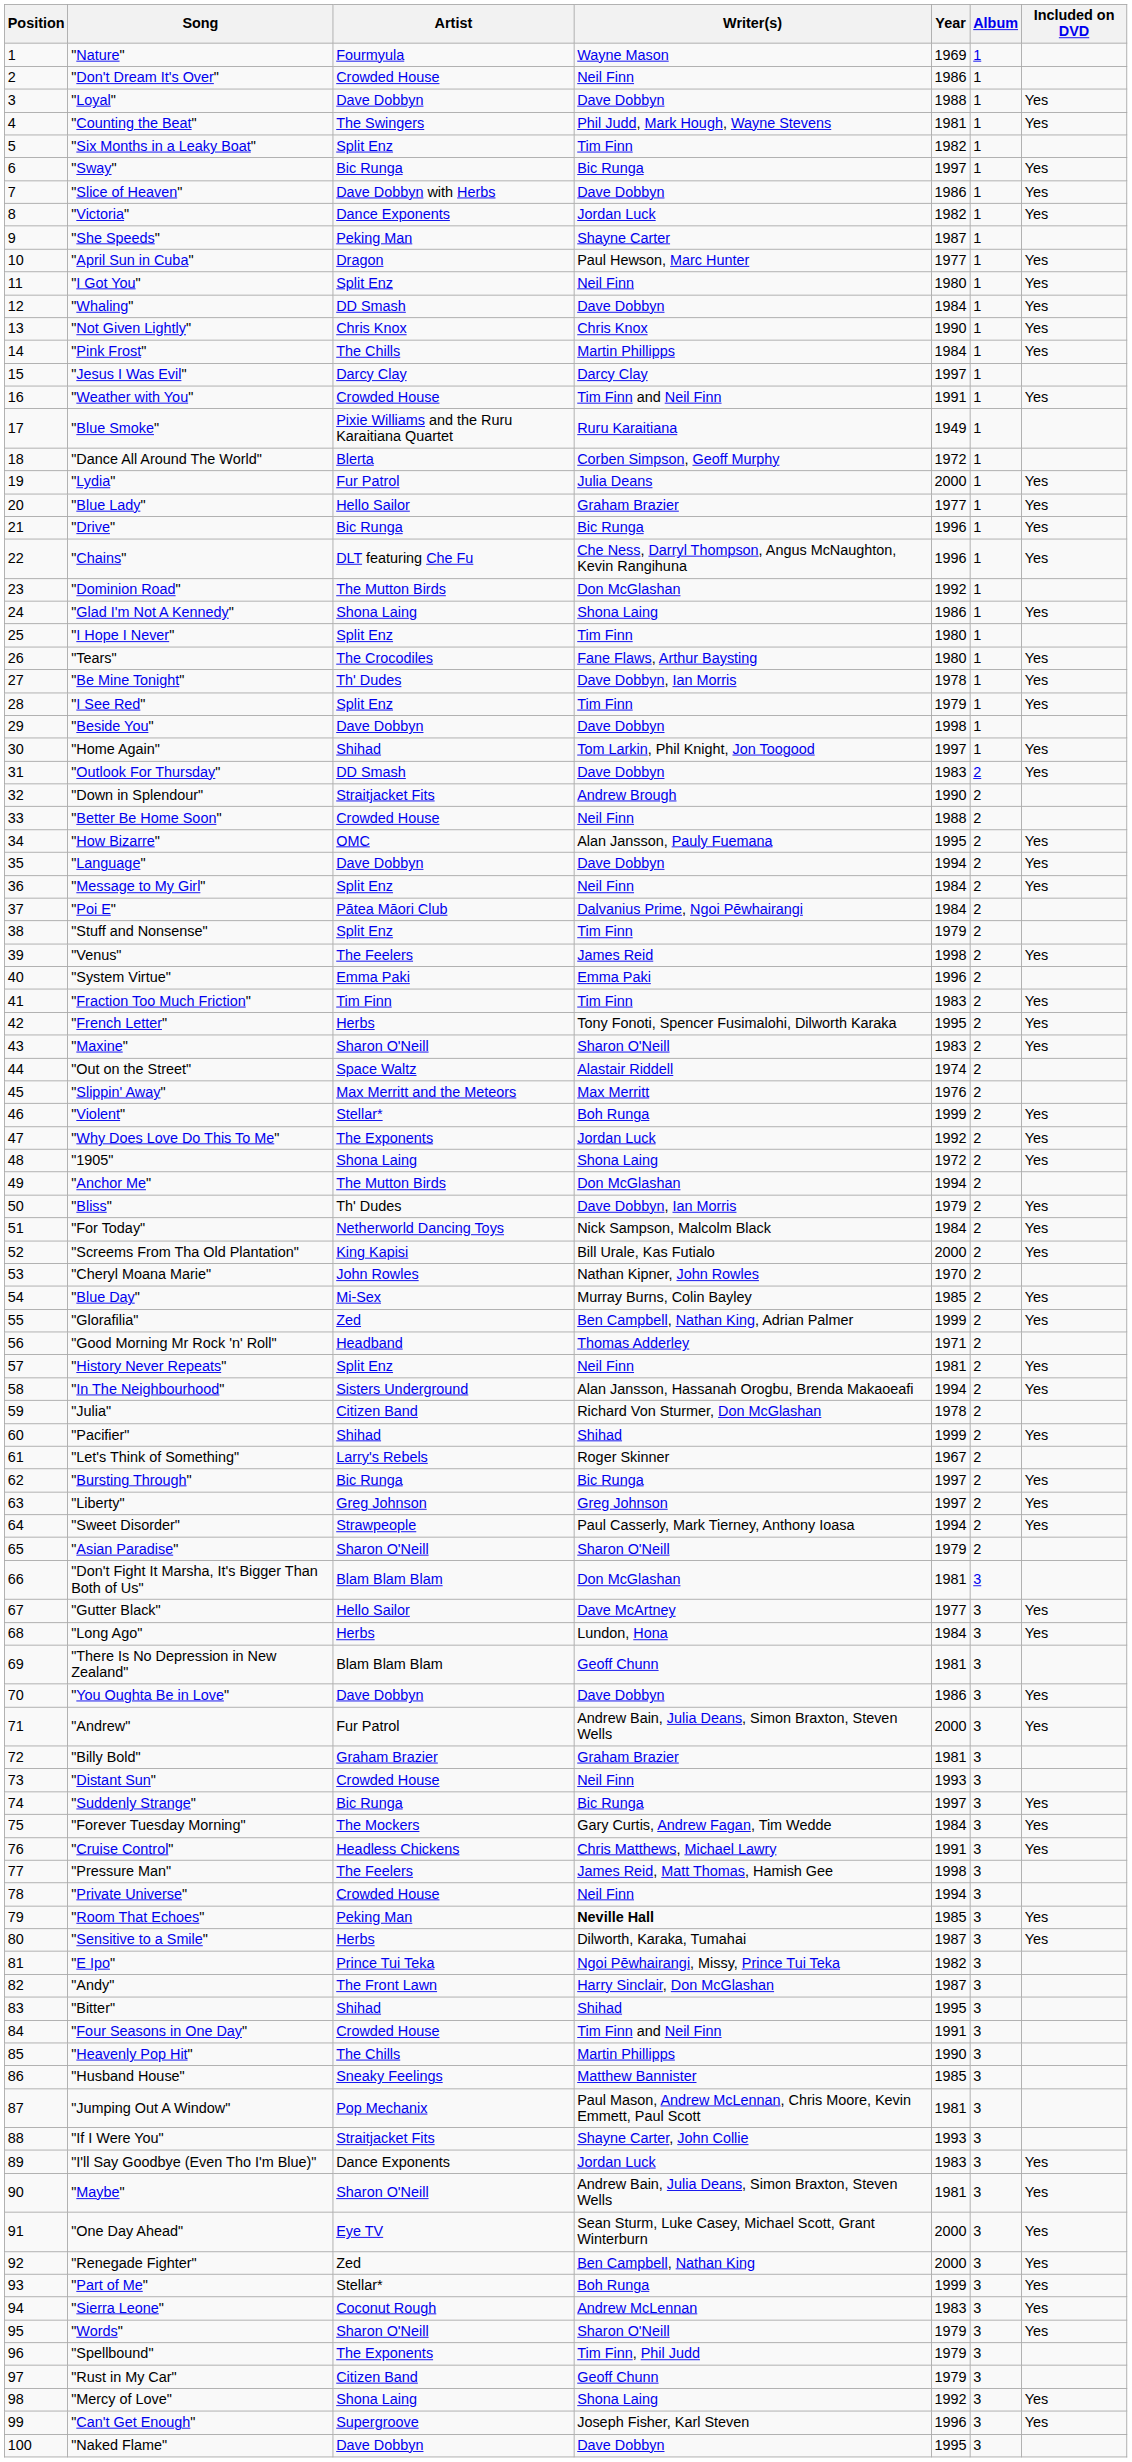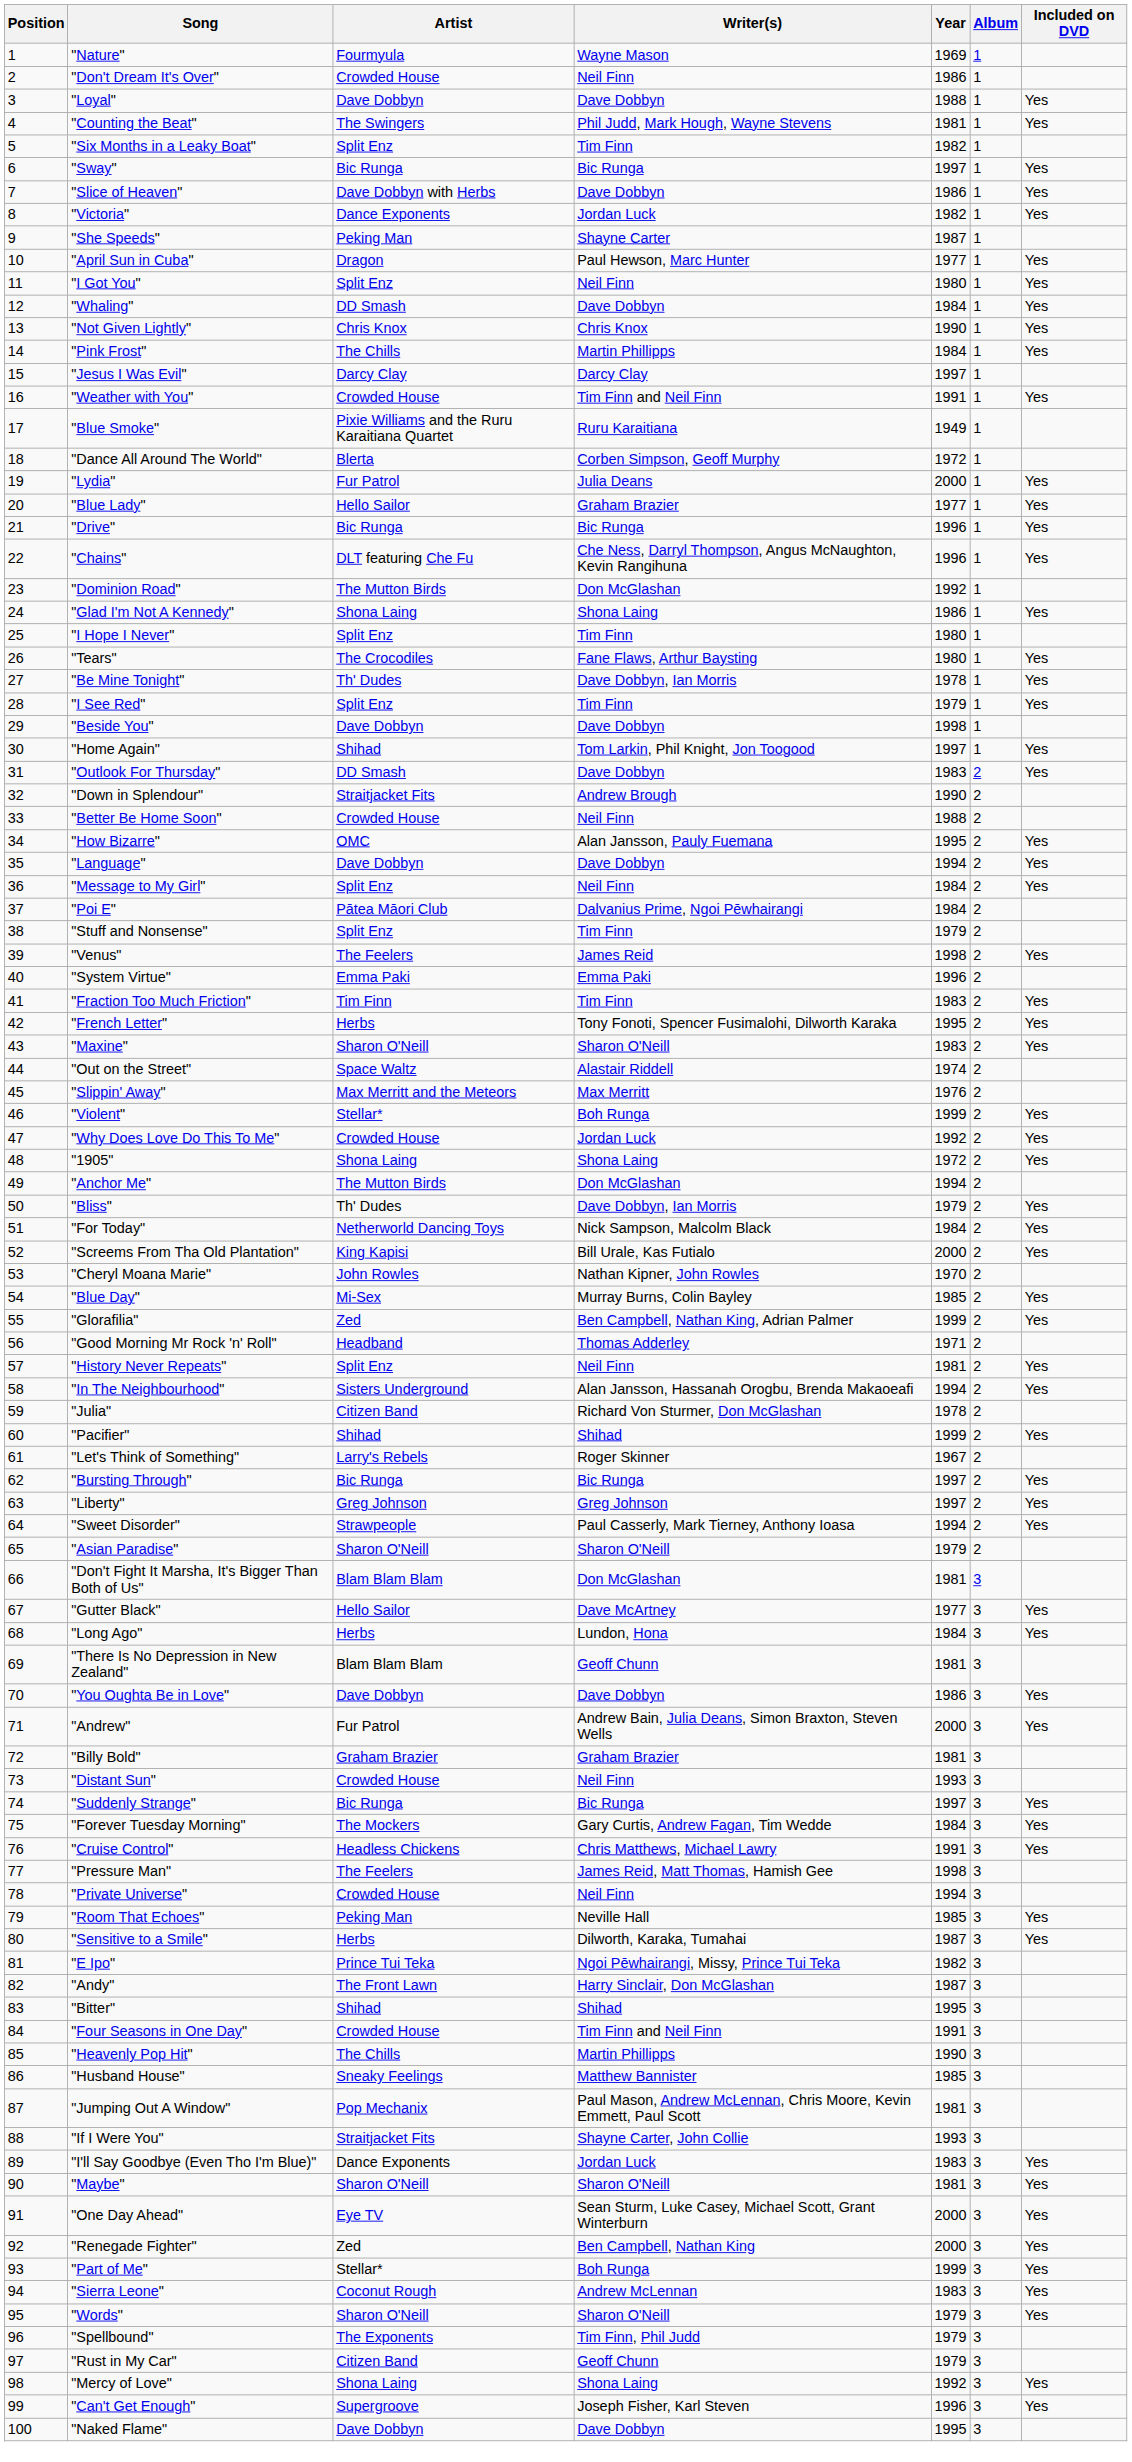(385, 1137) The Exponents -> (388, 1137) Crowded House
(616, 1917) bold -> (613, 1917) normal
(737, 2192) Andrew Bain, Julia Deans, Simon Braxton, Steven Wells -> (623, 2184) Sharon O'Neill
